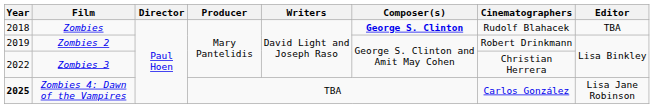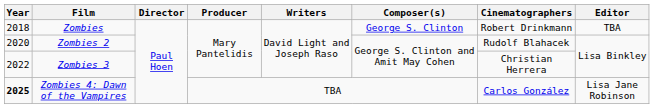(415, 28) bold -> (415, 28) normal
(526, 28) Rudolf Blahacek -> (526, 28) Robert Drinkmann
(18, 43) 2019 -> (18, 43) 2020
(526, 43) Robert Drinkmann -> (526, 43) Rudolf Blahacek
